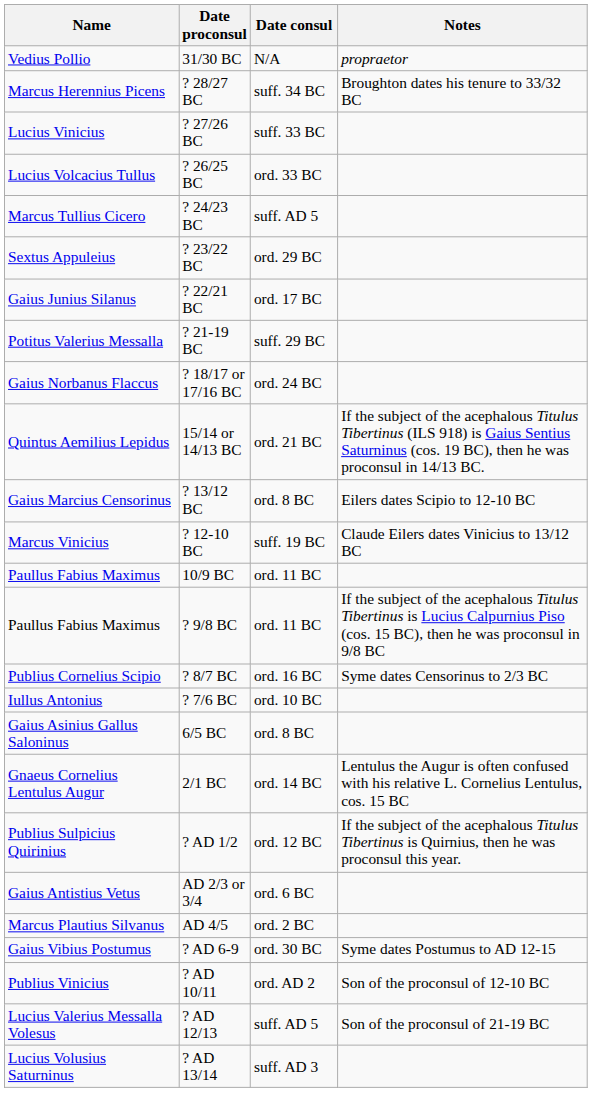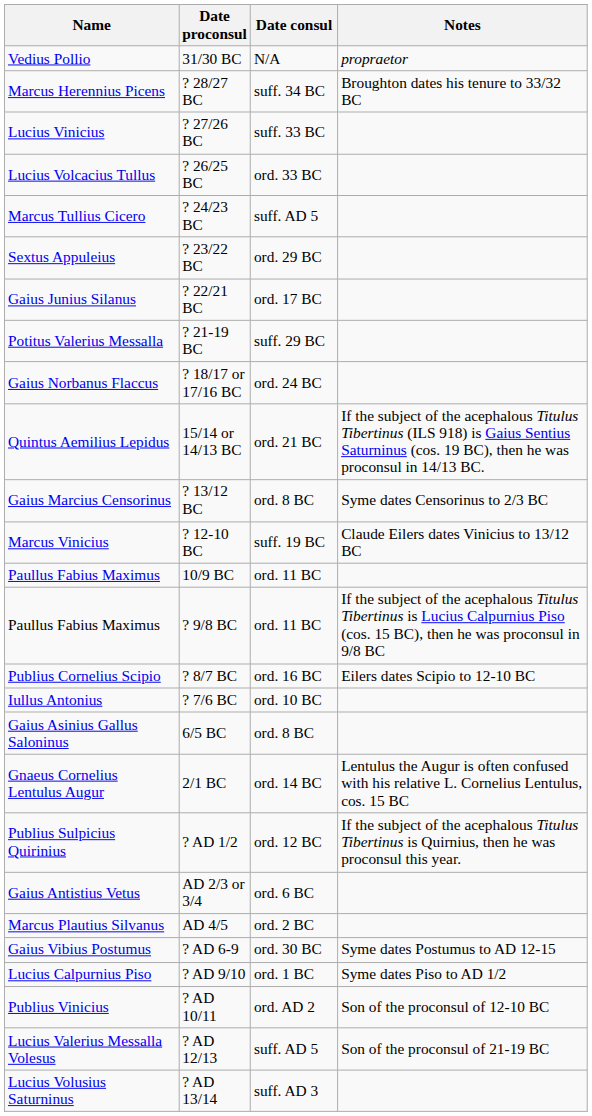(438, 500) Eilers dates Scipio to 12-10 BC -> (445, 500) Syme dates Censorinus to 2/3 BC
(445, 675) Syme dates Censorinus to 2/3 BC -> (438, 675) Eilers dates Scipio to 12-10 BC
+ row: (214, 974)
